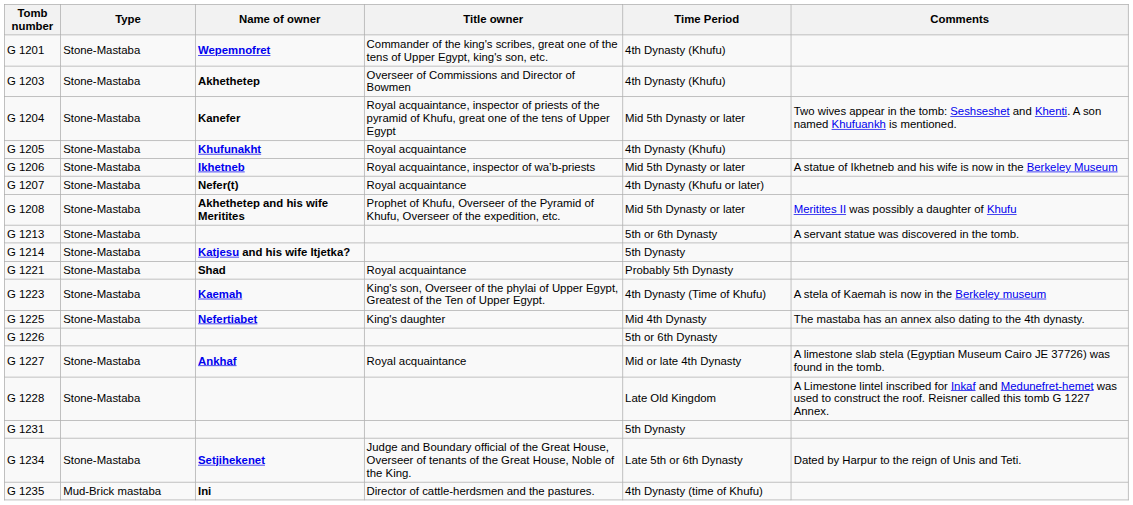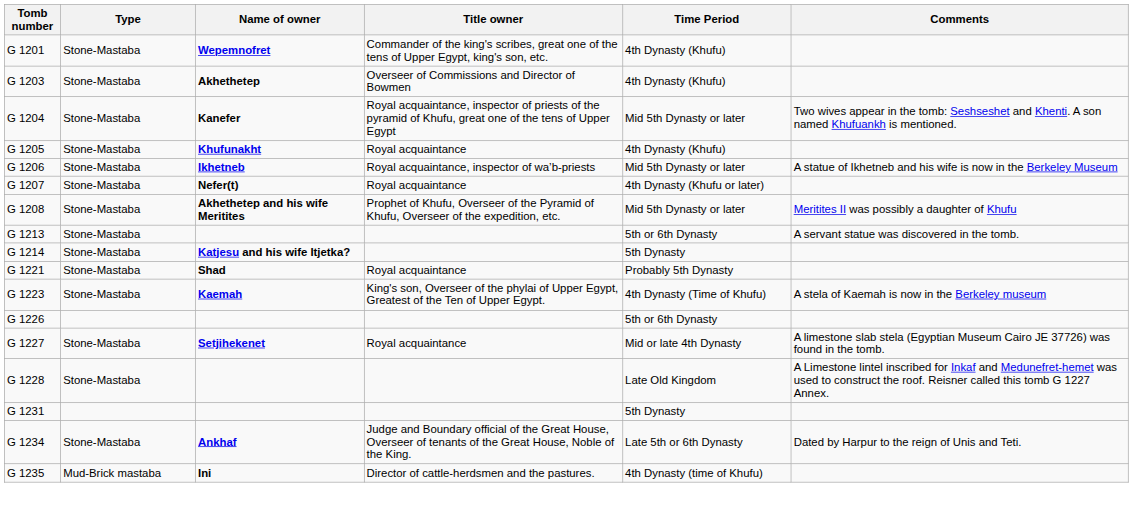- row: (26, 319)
(217, 361) Ankhaf -> (231, 343) Setjihekenet
(231, 460) Setjihekenet -> (217, 442) Ankhaf
